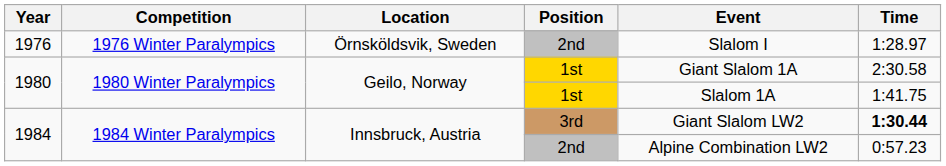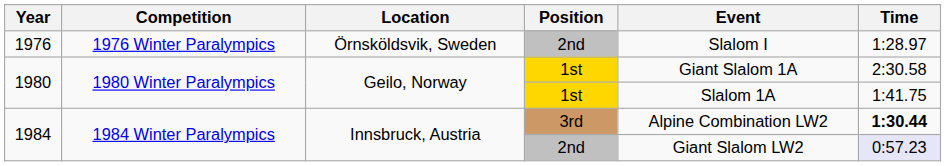(738, 122) Giant Slalom LW2 -> (738, 122) Alpine Combination LW2
(738, 148) Alpine Combination LW2 -> (738, 148) Giant Slalom LW2
(899, 148) no background -> (899, 148) lavender background
